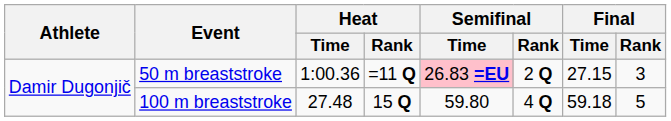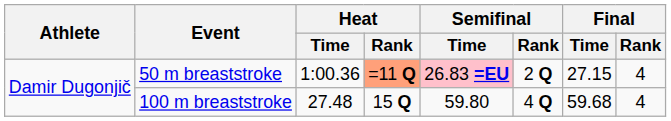(392, 74) no background -> (392, 74) lightsalmon background
(641, 74) 3 -> (641, 74) 4
(589, 102) 59.18 -> (589, 102) 59.68
(641, 102) 5 -> (641, 102) 4
